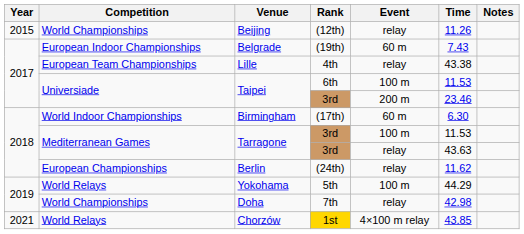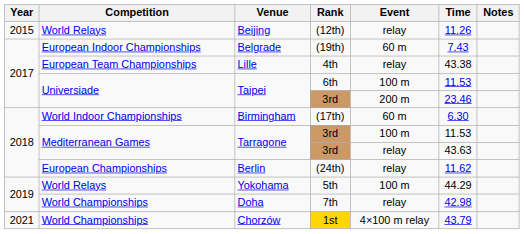(95, 30) World Championships -> (74, 30) World Relays
(74, 220) World Relays -> (95, 220) World Championships
(458, 220) 43.85 -> (458, 220) 43.79
